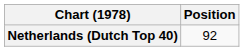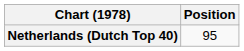(210, 35) 92 -> (210, 35) 95
